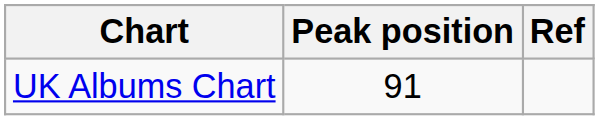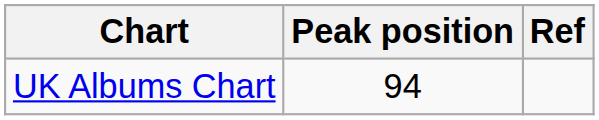(403, 85) 91 -> (403, 85) 94
